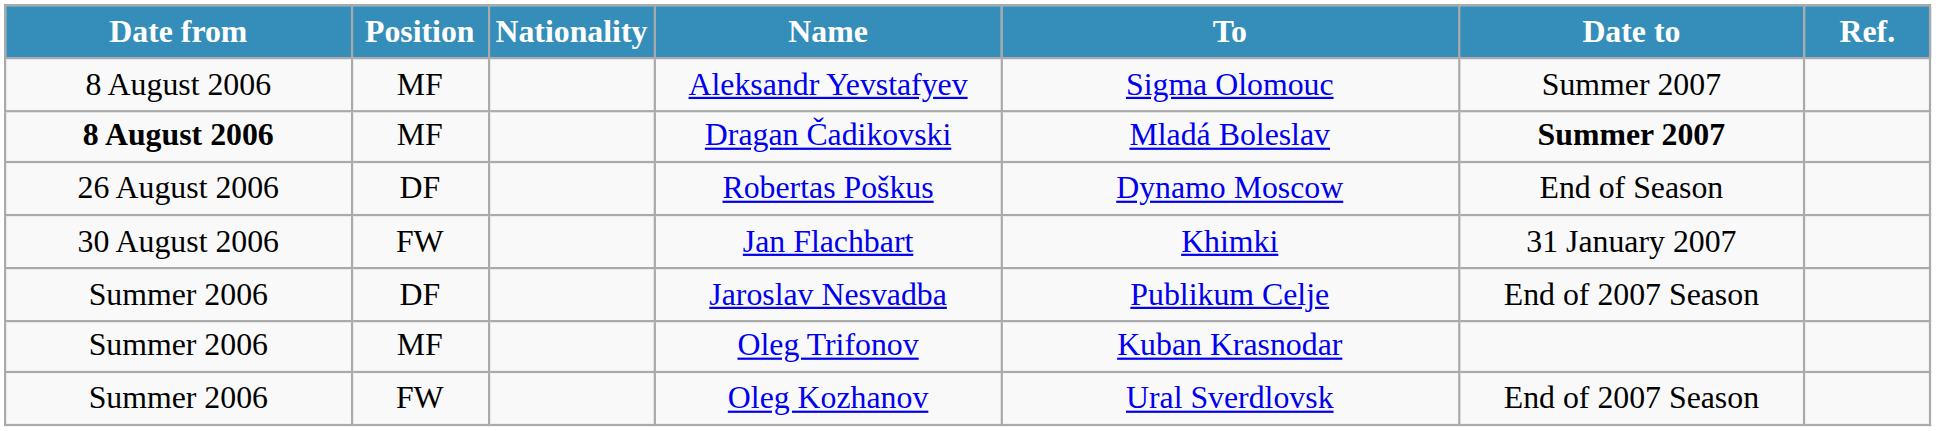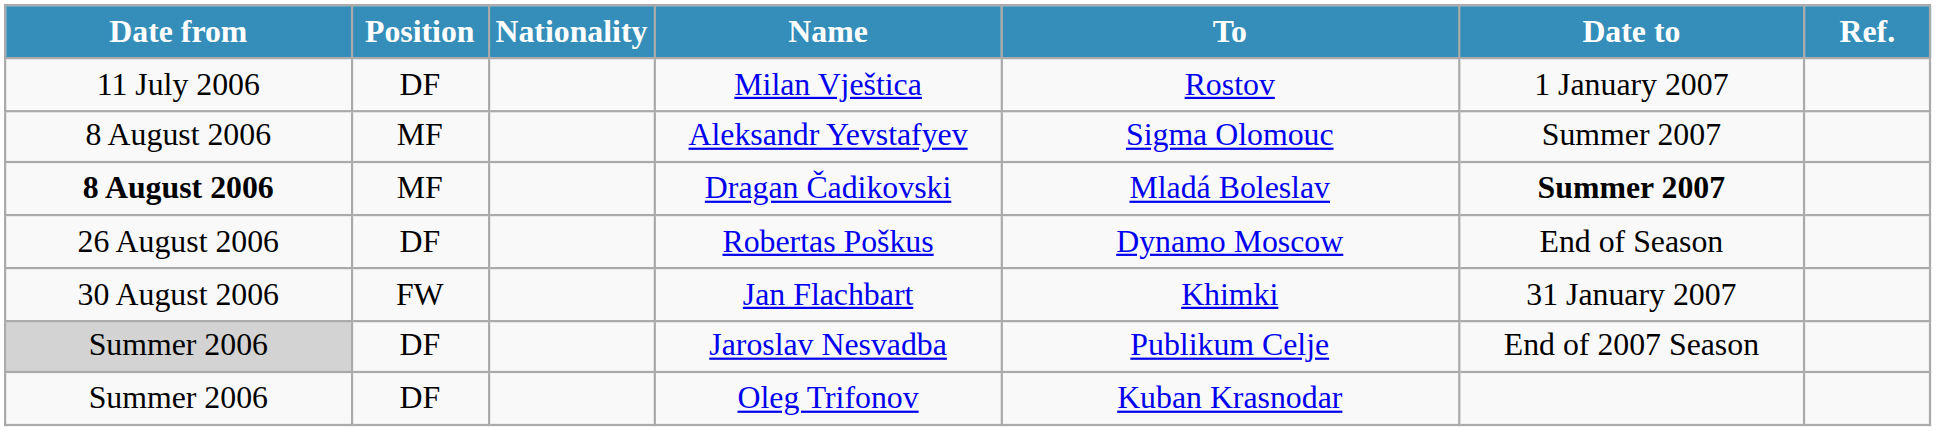+ row: (828, 83)
(178, 293) no background -> (178, 346) lightgrey background
(420, 346) MF -> (420, 398) DF
- row: (828, 398)
